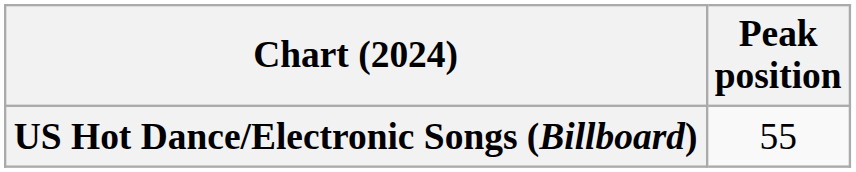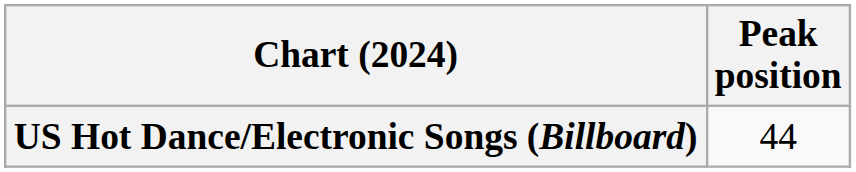(778, 135) 55 -> (778, 135) 44
